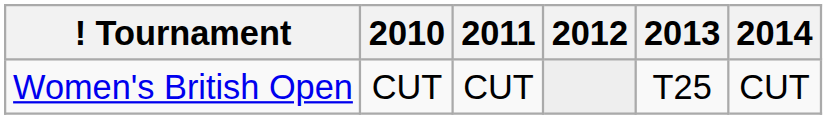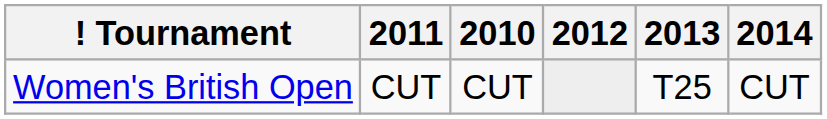columns swapped: (407, 33) <-> (498, 33)
